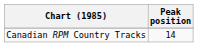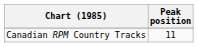(171, 35) 14 -> (171, 35) 11
